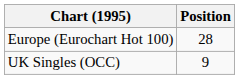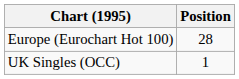(206, 62) 9 -> (206, 62) 1
